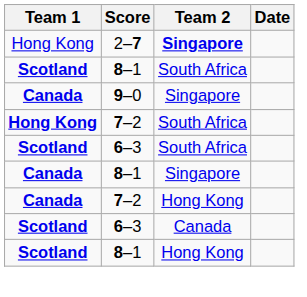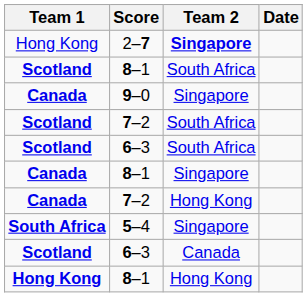(53, 122) Hong Kong -> (57, 122) Scotland
+ row: (136, 226)
(53, 252) Scotland -> (57, 278) Hong Kong
